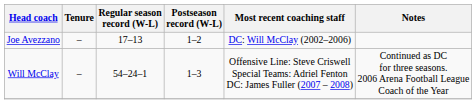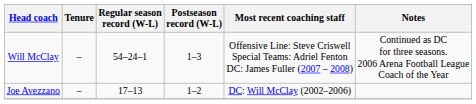rows swapped: (33, 40) <-> (33, 74)
